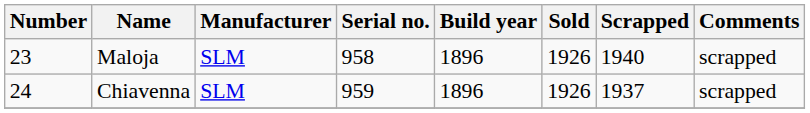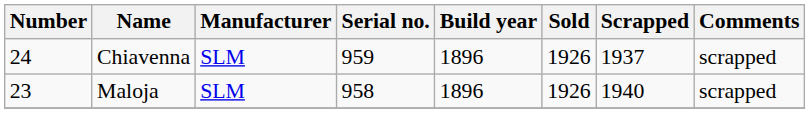rows swapped: (128, 56) <-> (144, 90)
